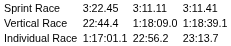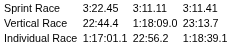(205, 23) 1:18:39.1 -> (201, 23) 23:13.7
(201, 38) 23:13.7 -> (205, 38) 1:18:39.1
